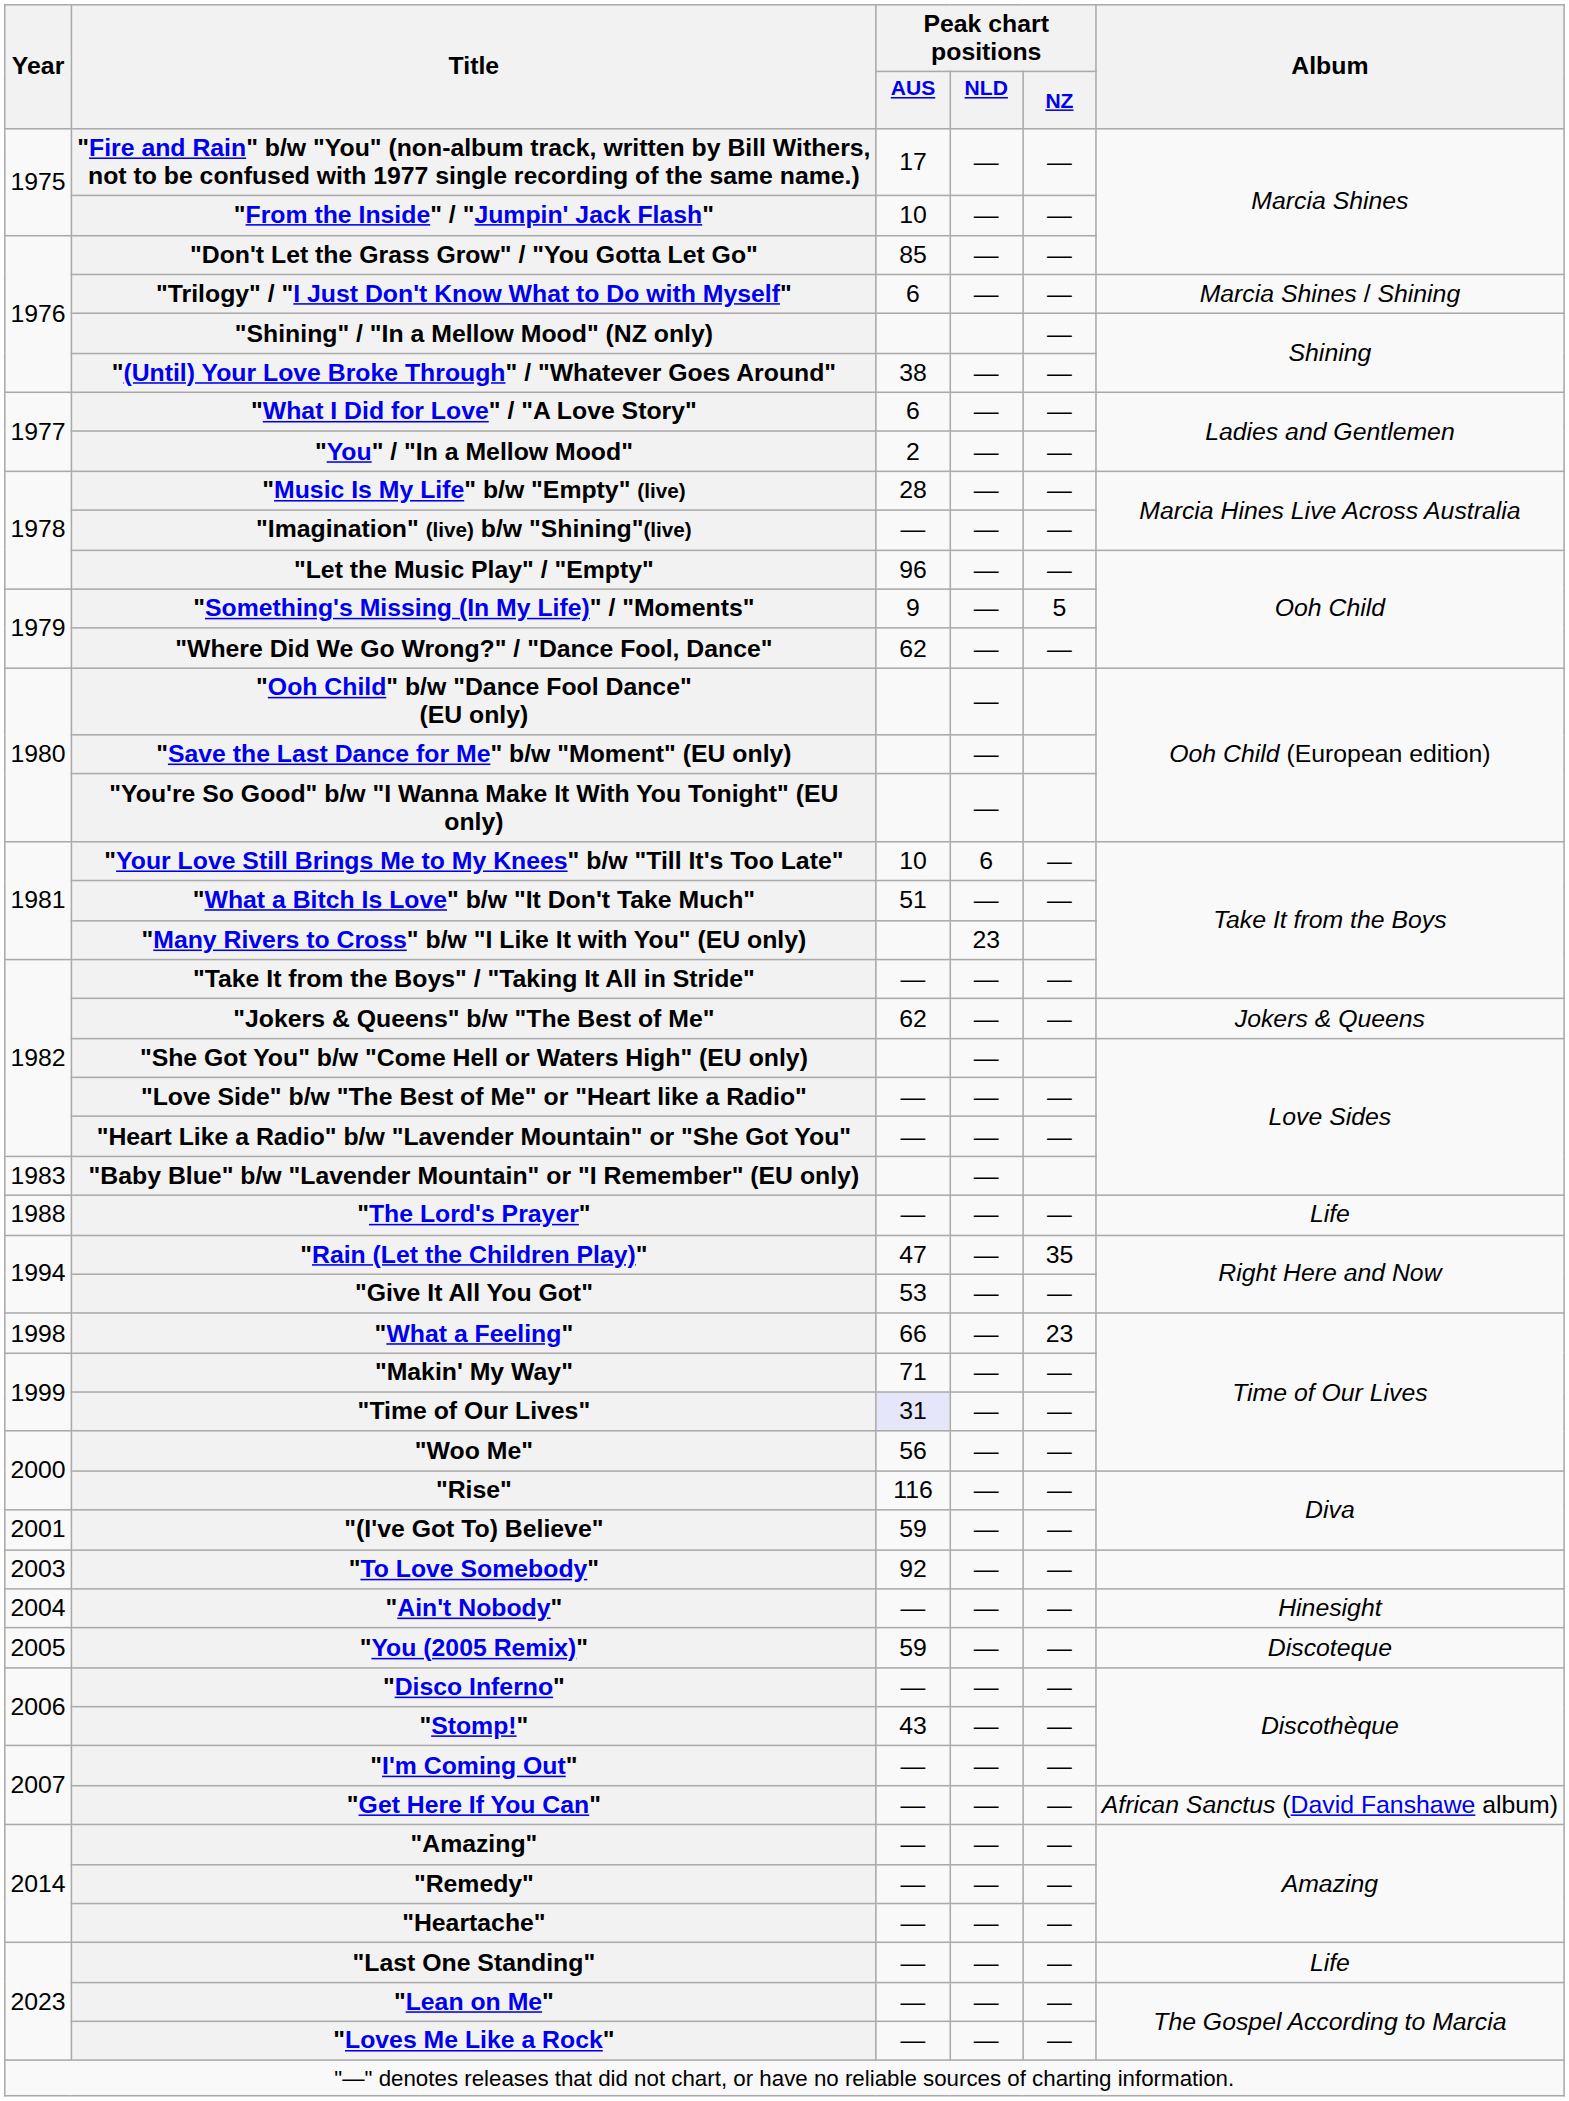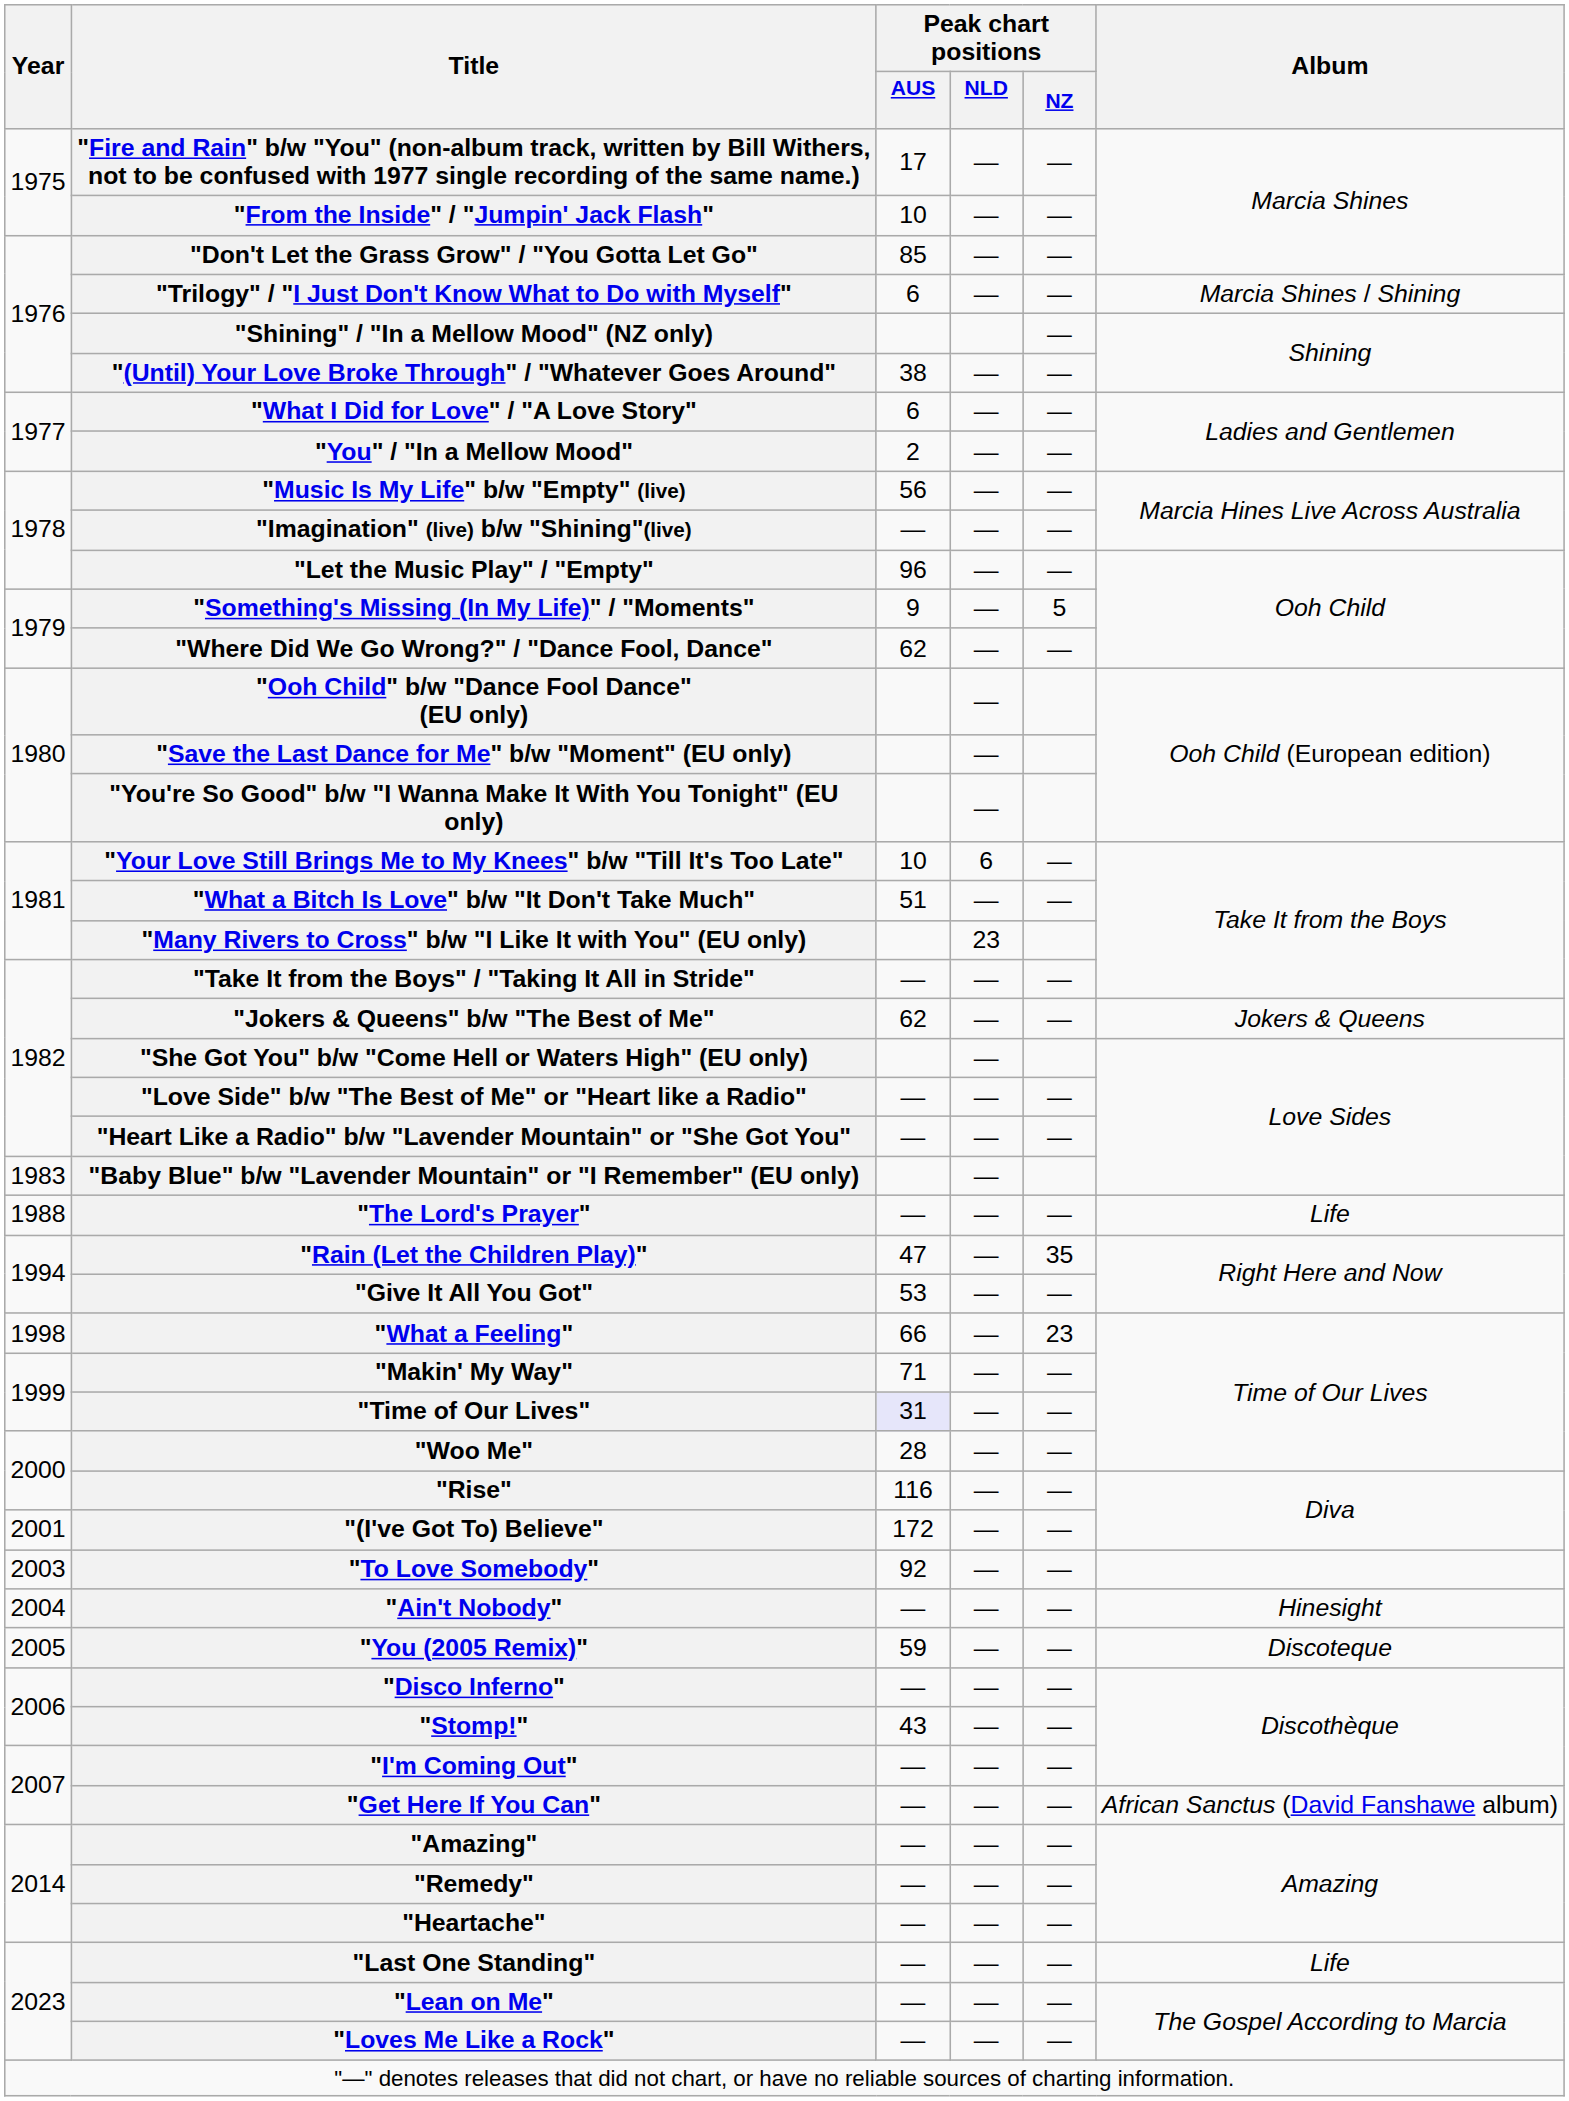(913, 490) 28 -> (913, 490) 56
(913, 1450) 56 -> (913, 1450) 28
(913, 1529) 59 -> (913, 1529) 172
